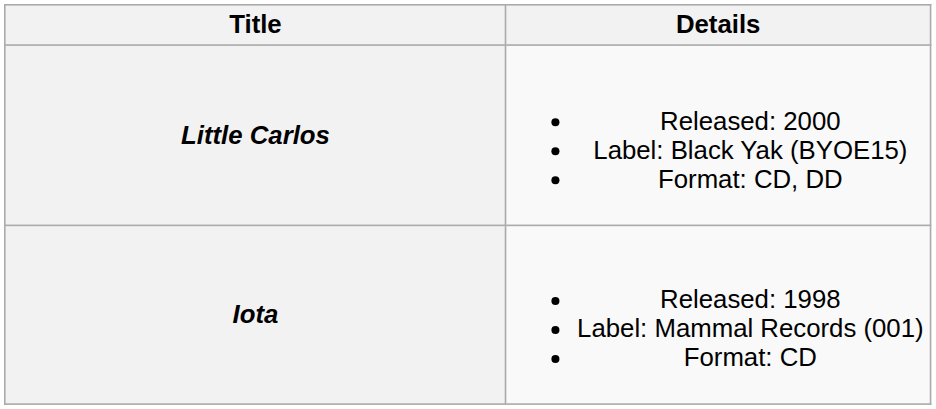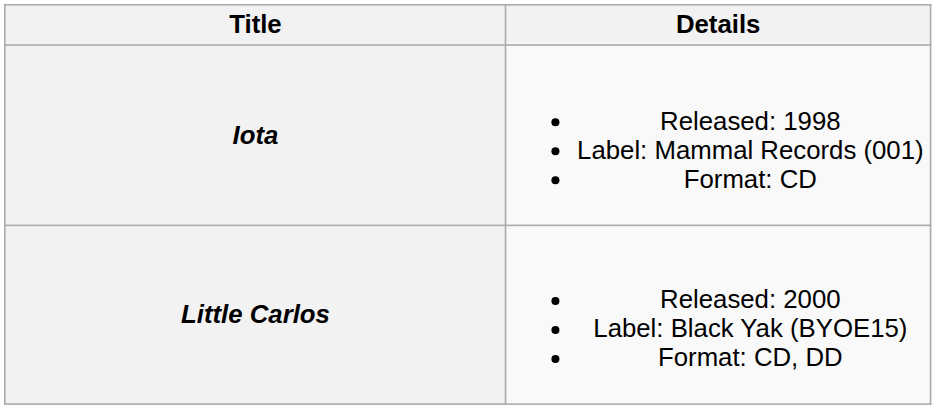rows swapped: (255, 314) <-> (255, 135)
